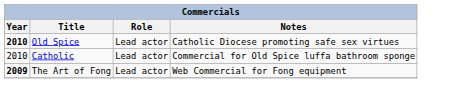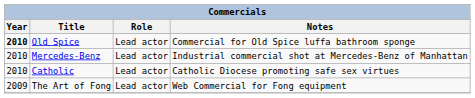(286, 41) Catholic Diocese promoting safe sex virtues -> (294, 41) Commercial for Old Spice luffa bathroom sponge
+ row: (66, 56)
(294, 56) Commercial for Old Spice luffa bathroom sponge -> (286, 70) Catholic Diocese promoting safe sex virtues
(17, 70) bold -> (17, 85) normal
